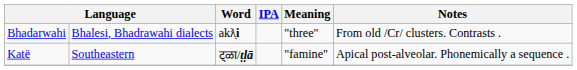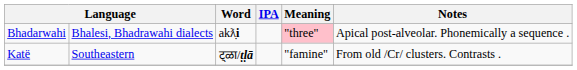(301, 33) no background -> (301, 33) pink background
(418, 33) From old /Cr/ clusters. Contrasts . -> (453, 33) Apical post-alveolar. Phonemically a sequence .
(453, 54) Apical post-alveolar. Phonemically a sequence . -> (418, 54) From old /Cr/ clusters. Contrasts .
